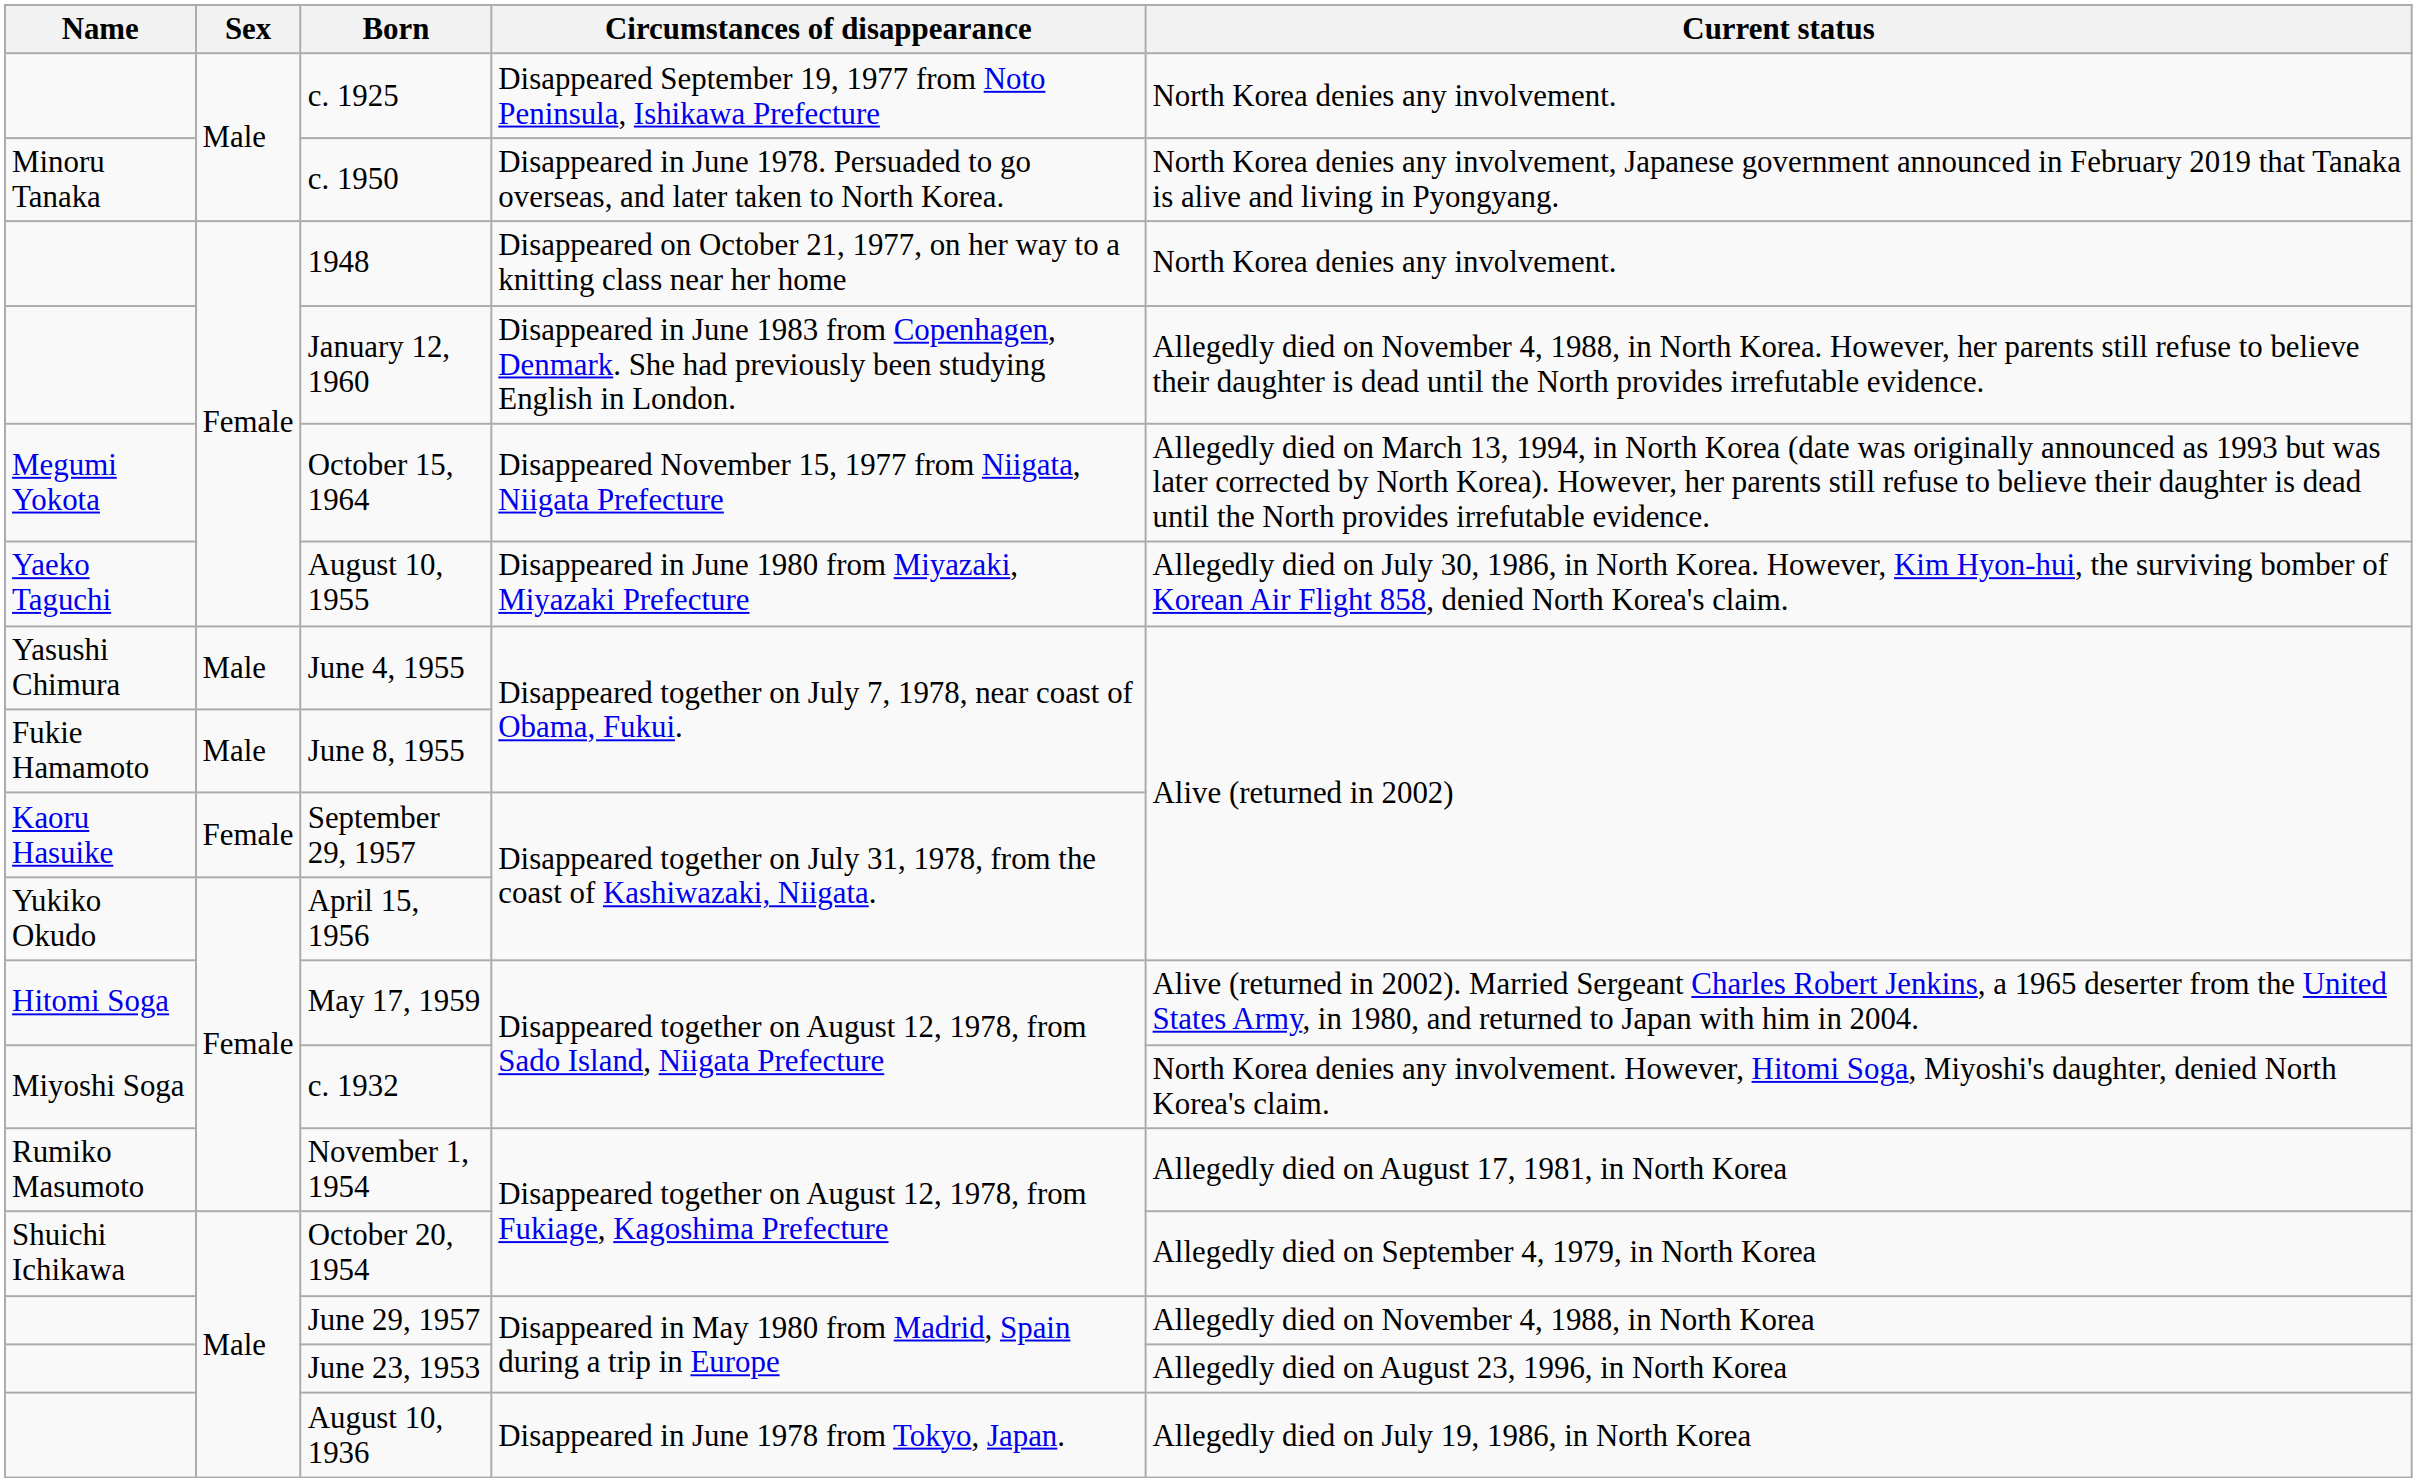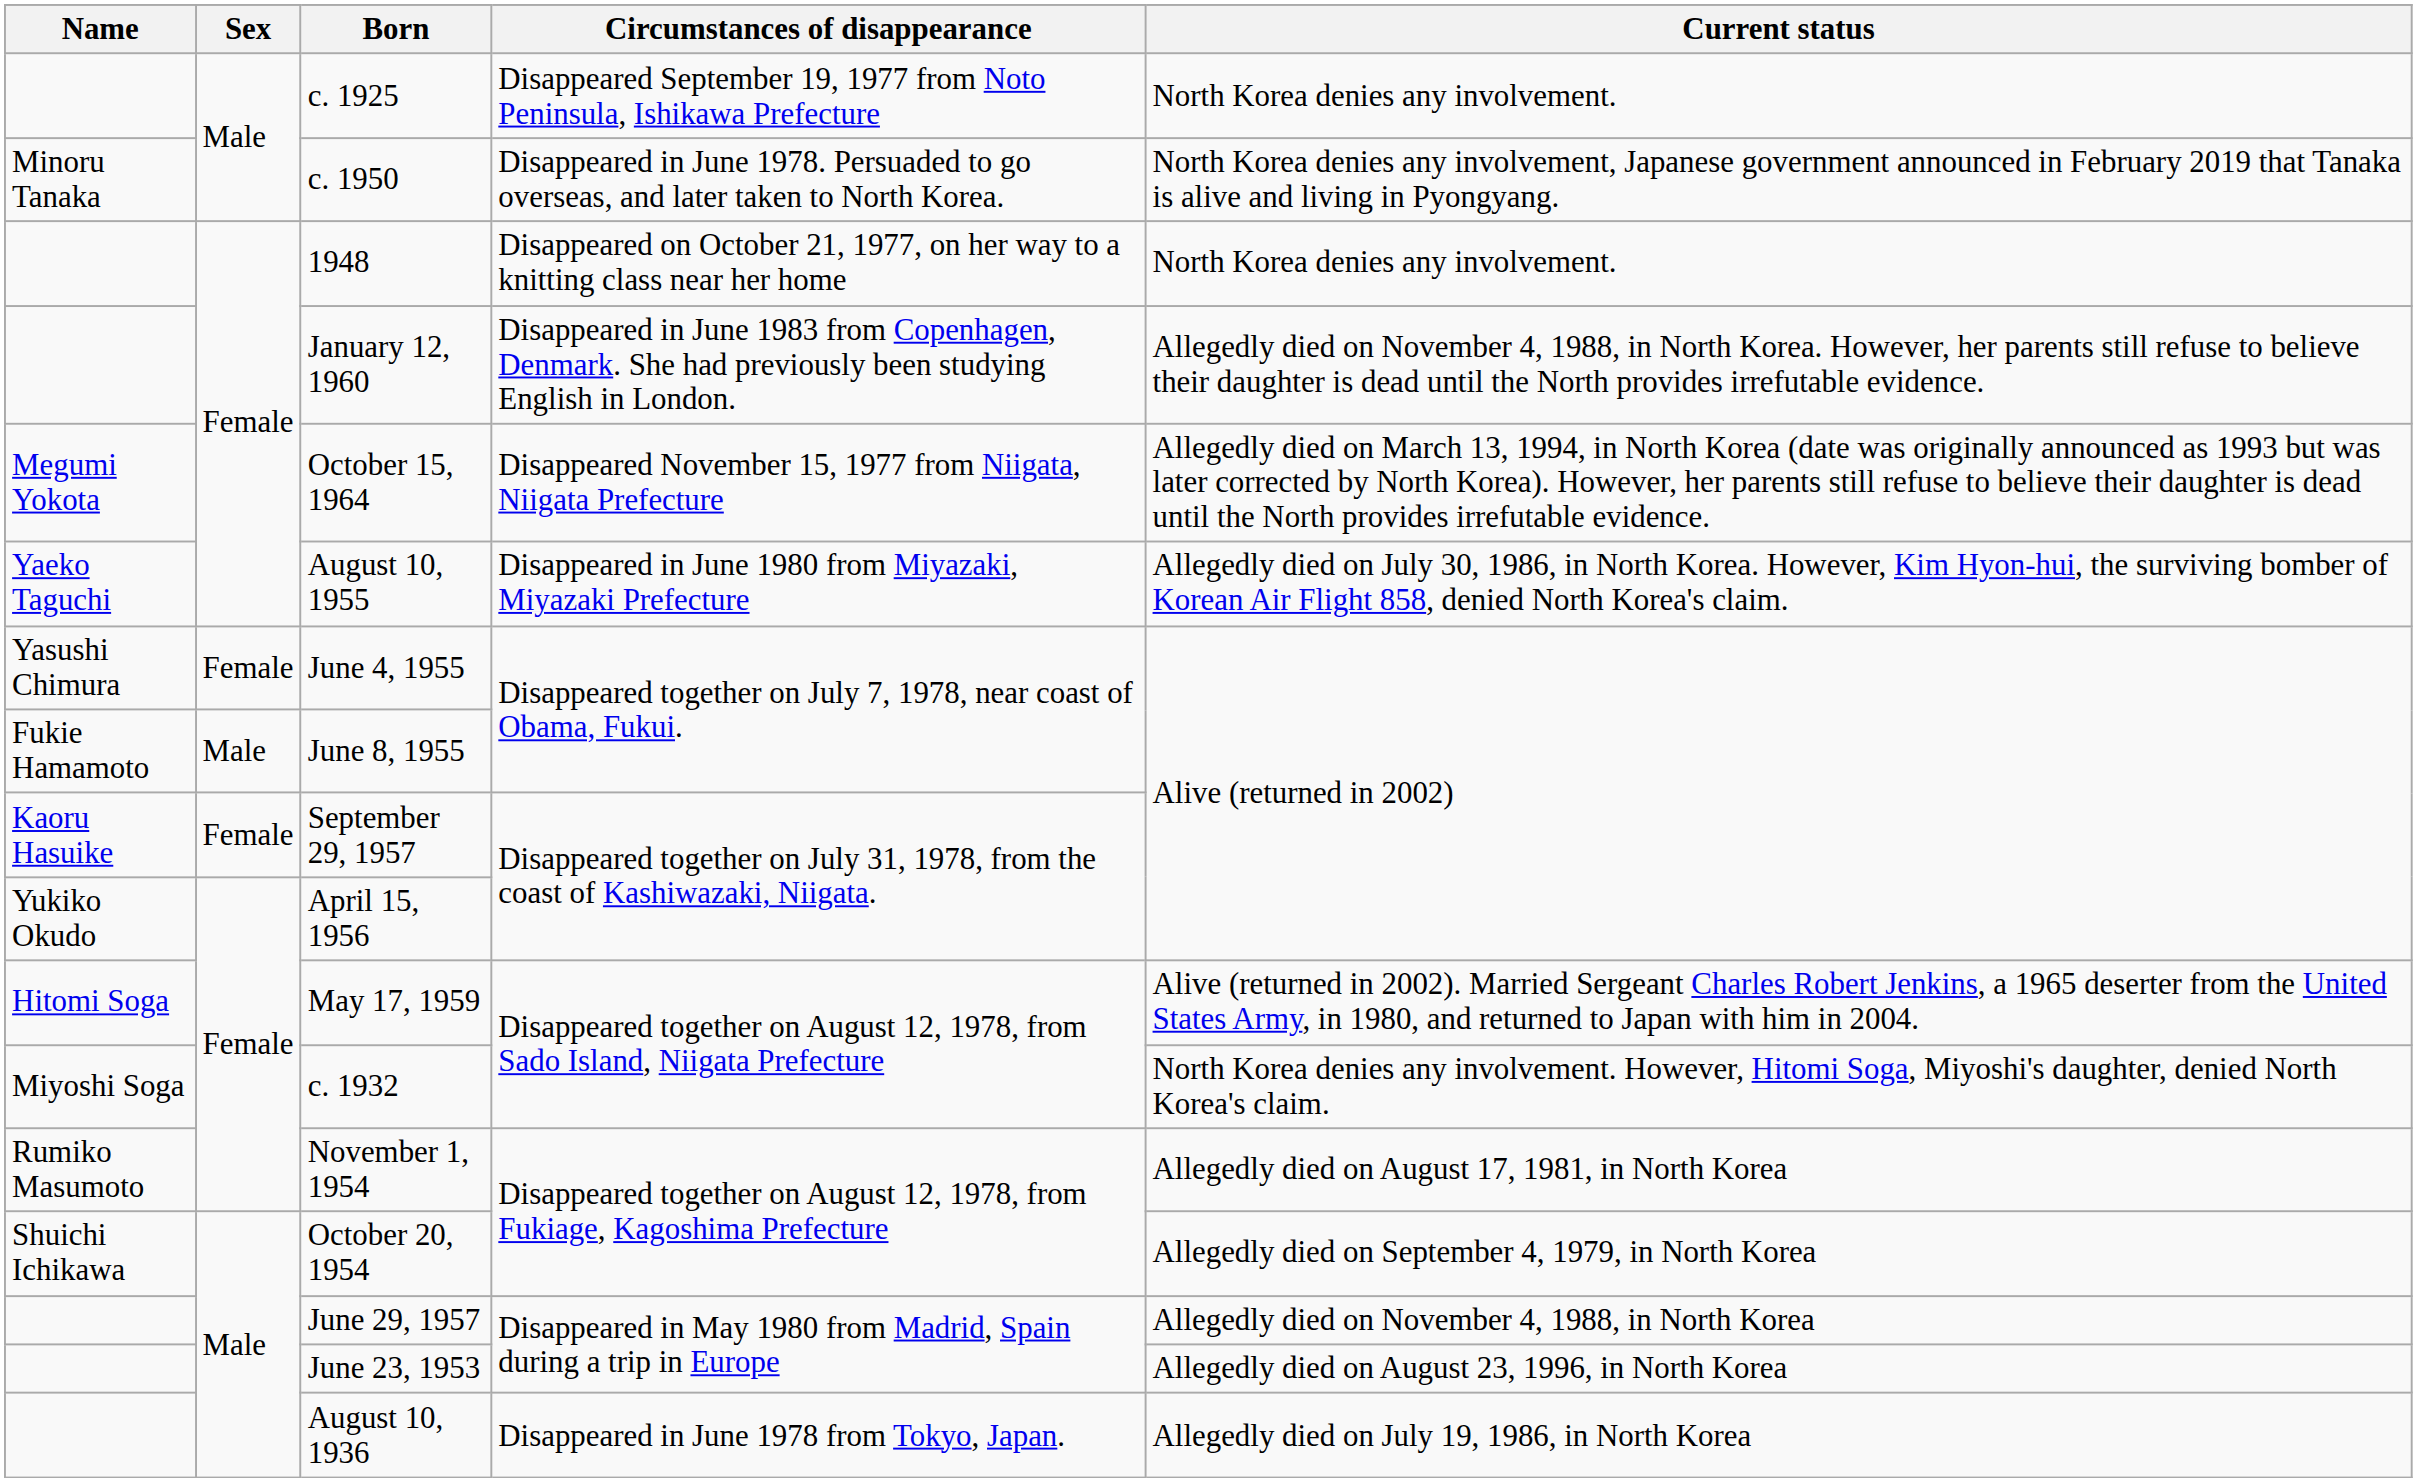(234, 667) Male -> (248, 667) Female
